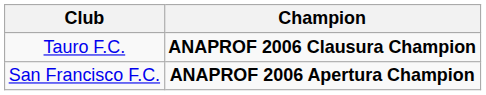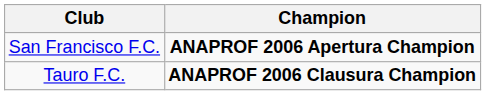rows swapped: (84, 75) <-> (84, 47)
